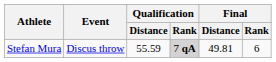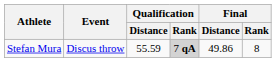(221, 49) 49.81 -> (221, 49) 49.86
(257, 49) 6 -> (257, 49) 8
